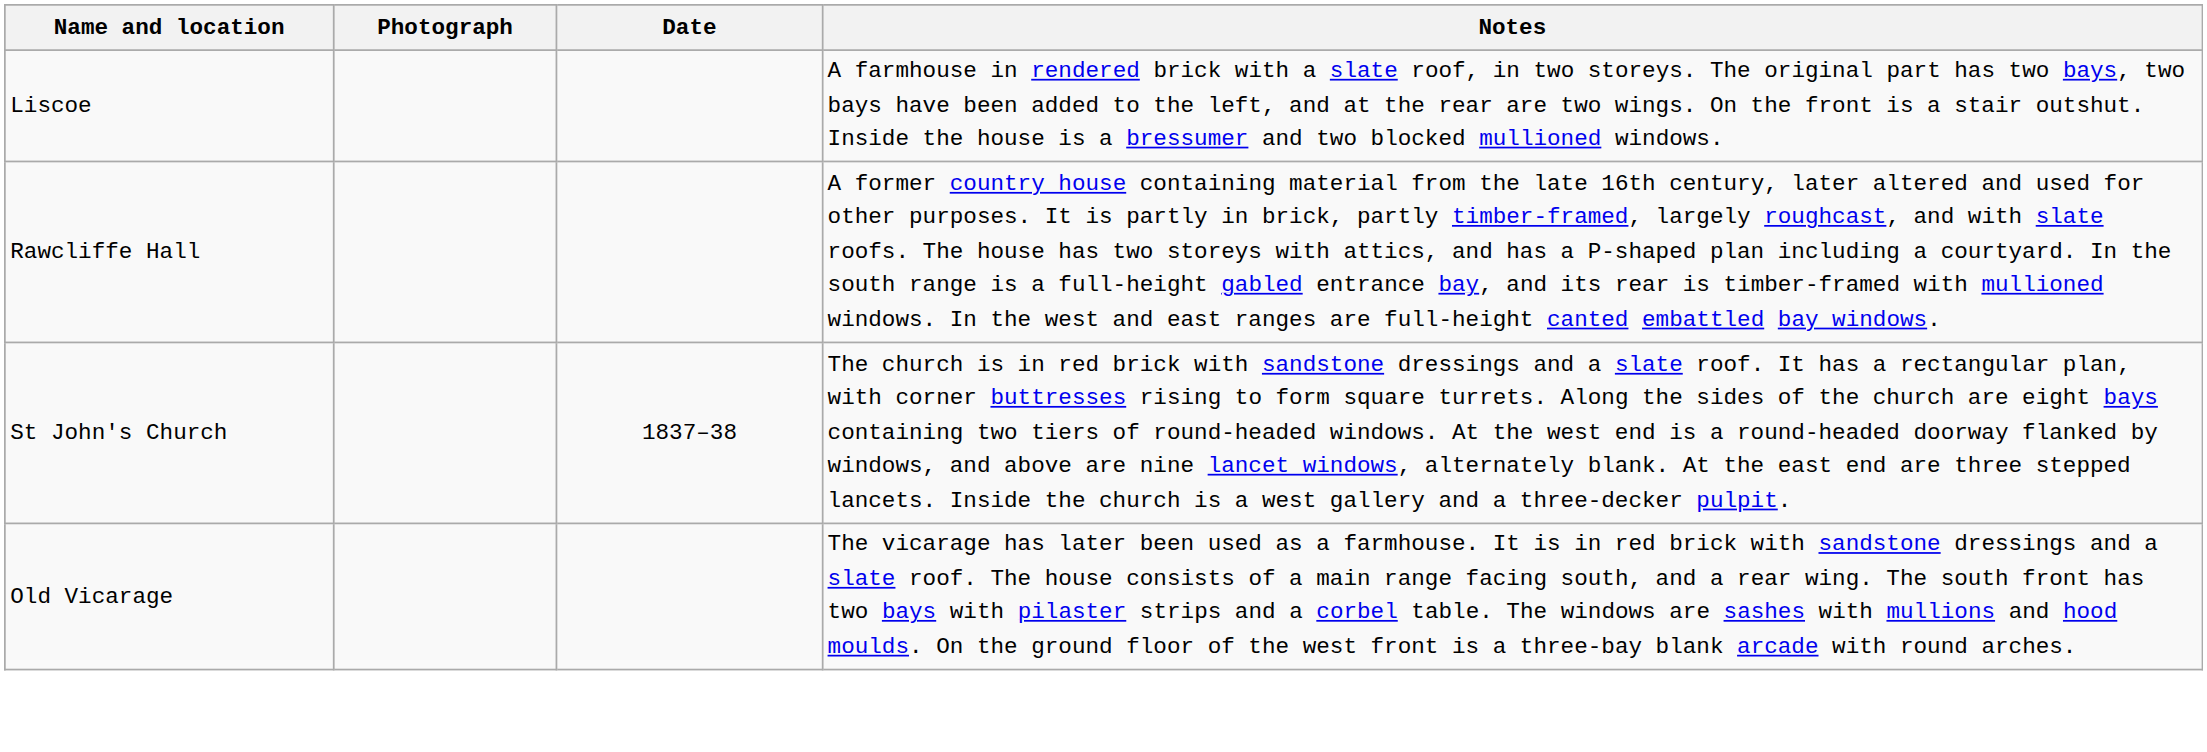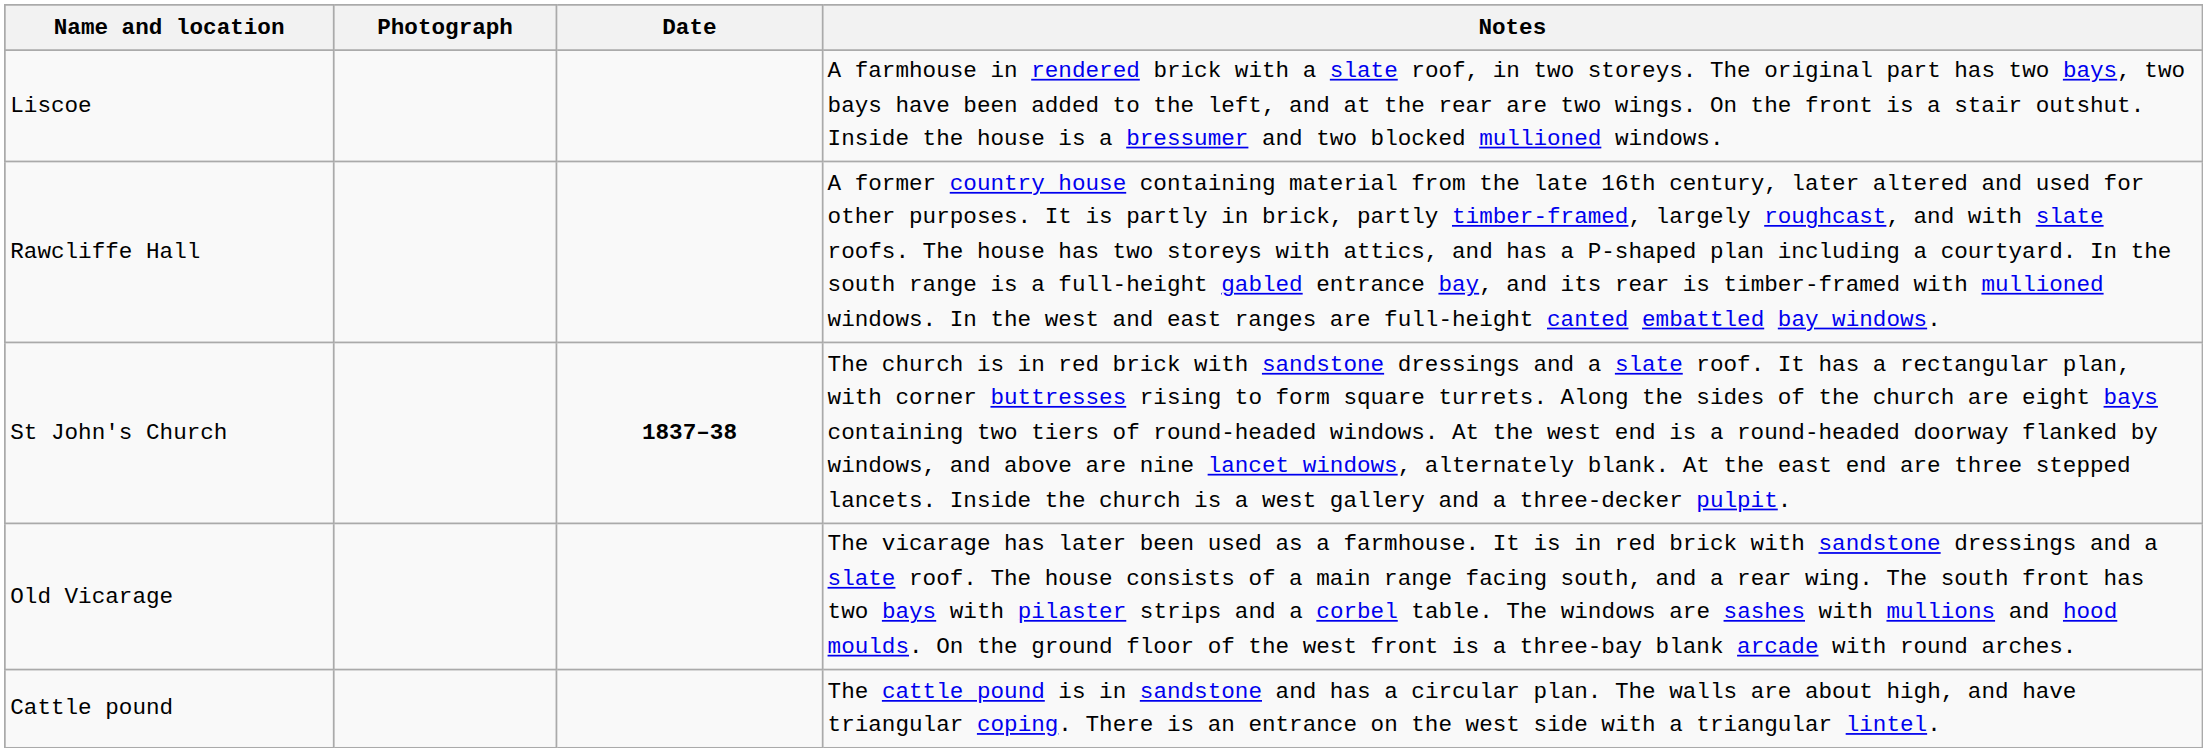(689, 432) normal -> (689, 432) bold
+ row: (92, 708)
